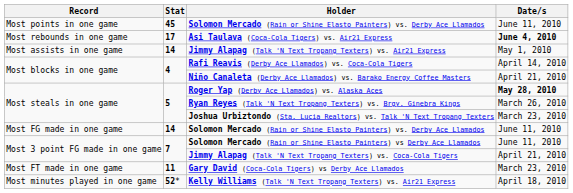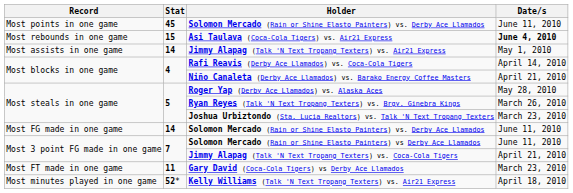(170, 37) 17 -> (170, 37) 15
(527, 90) bold -> (527, 90) normal
